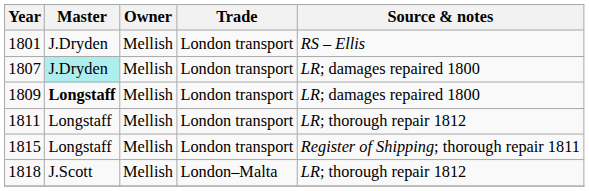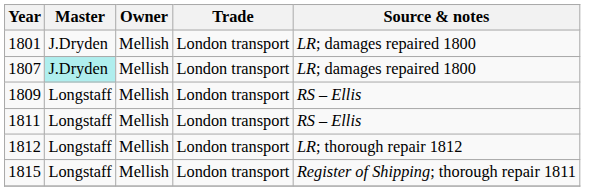(333, 43) RS – Ellis -> (386, 43) LR; damages repaired 1800
(82, 95) bold -> (80, 95) normal
(390, 95) LR; damages repaired 1800 -> (329, 95) RS – Ellis
(384, 120) LR; thorough repair 1812 -> (329, 120) RS – Ellis
+ row: (25, 146)
- row: (25, 172)
